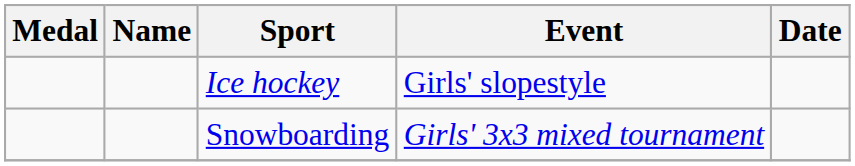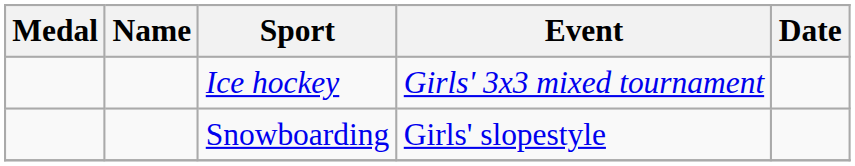(505, 82) Girls' slopestyle -> (584, 82) Girls' 3x3 mixed tournament
(584, 134) Girls' 3x3 mixed tournament -> (505, 134) Girls' slopestyle
